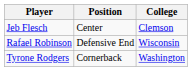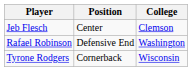(159, 43) Wisconsin -> (162, 43) Washington
(162, 58) Washington -> (159, 58) Wisconsin
